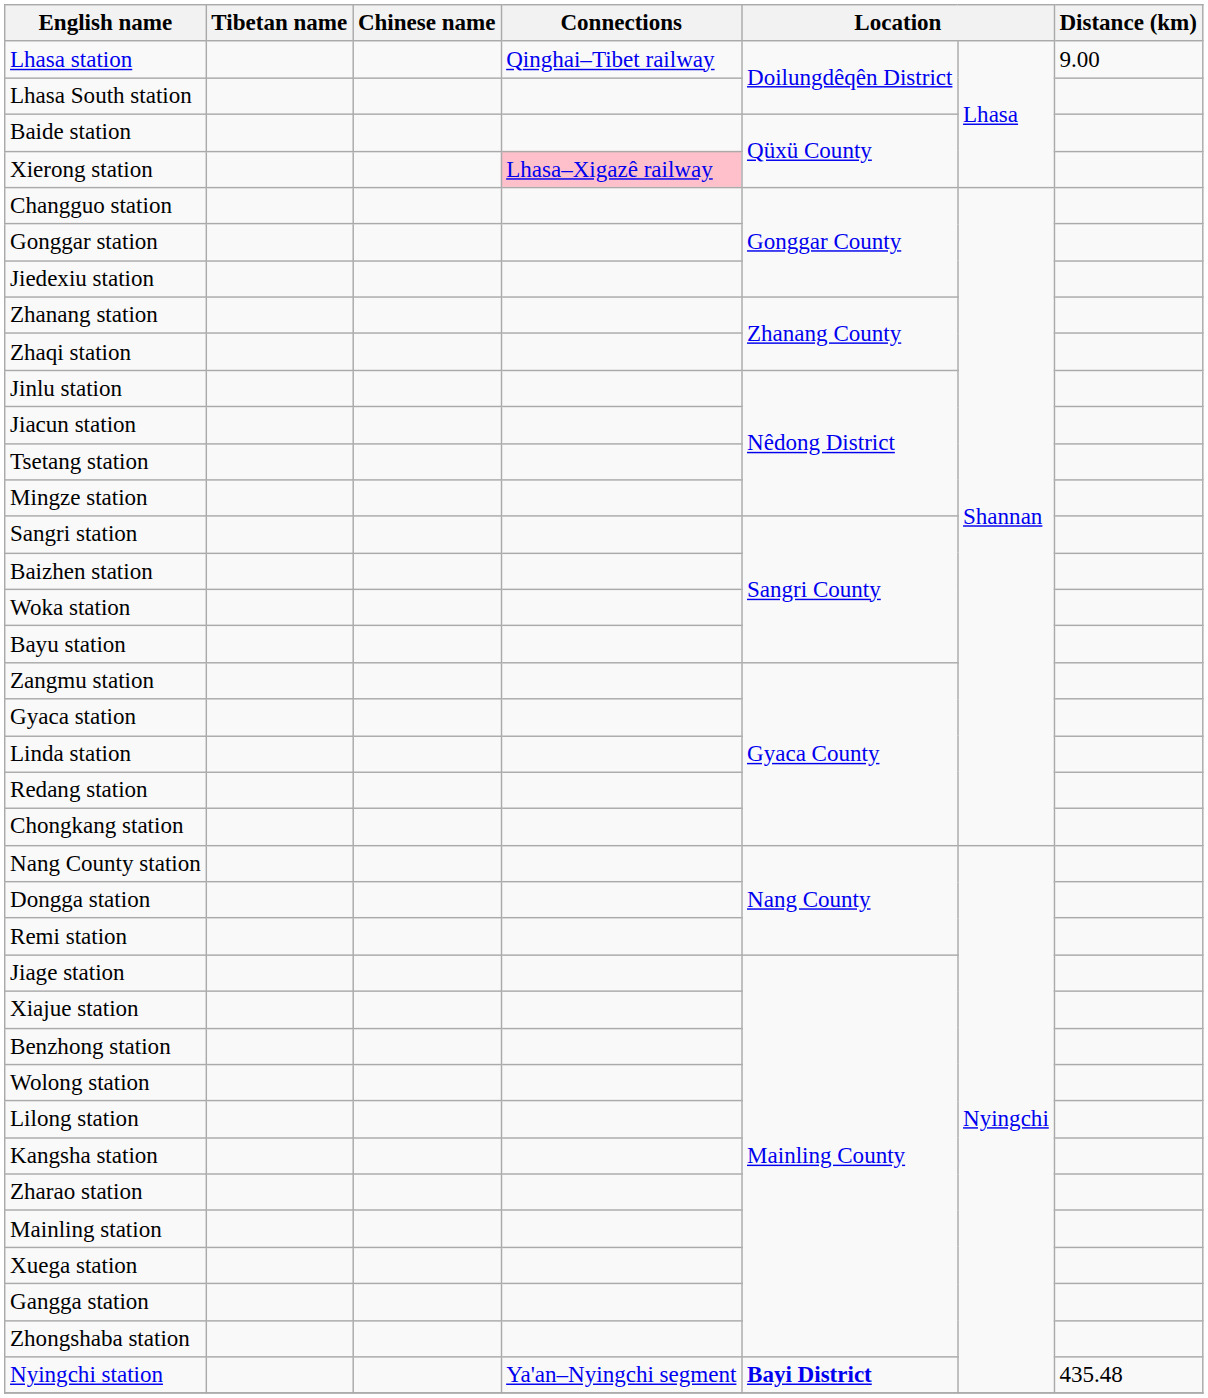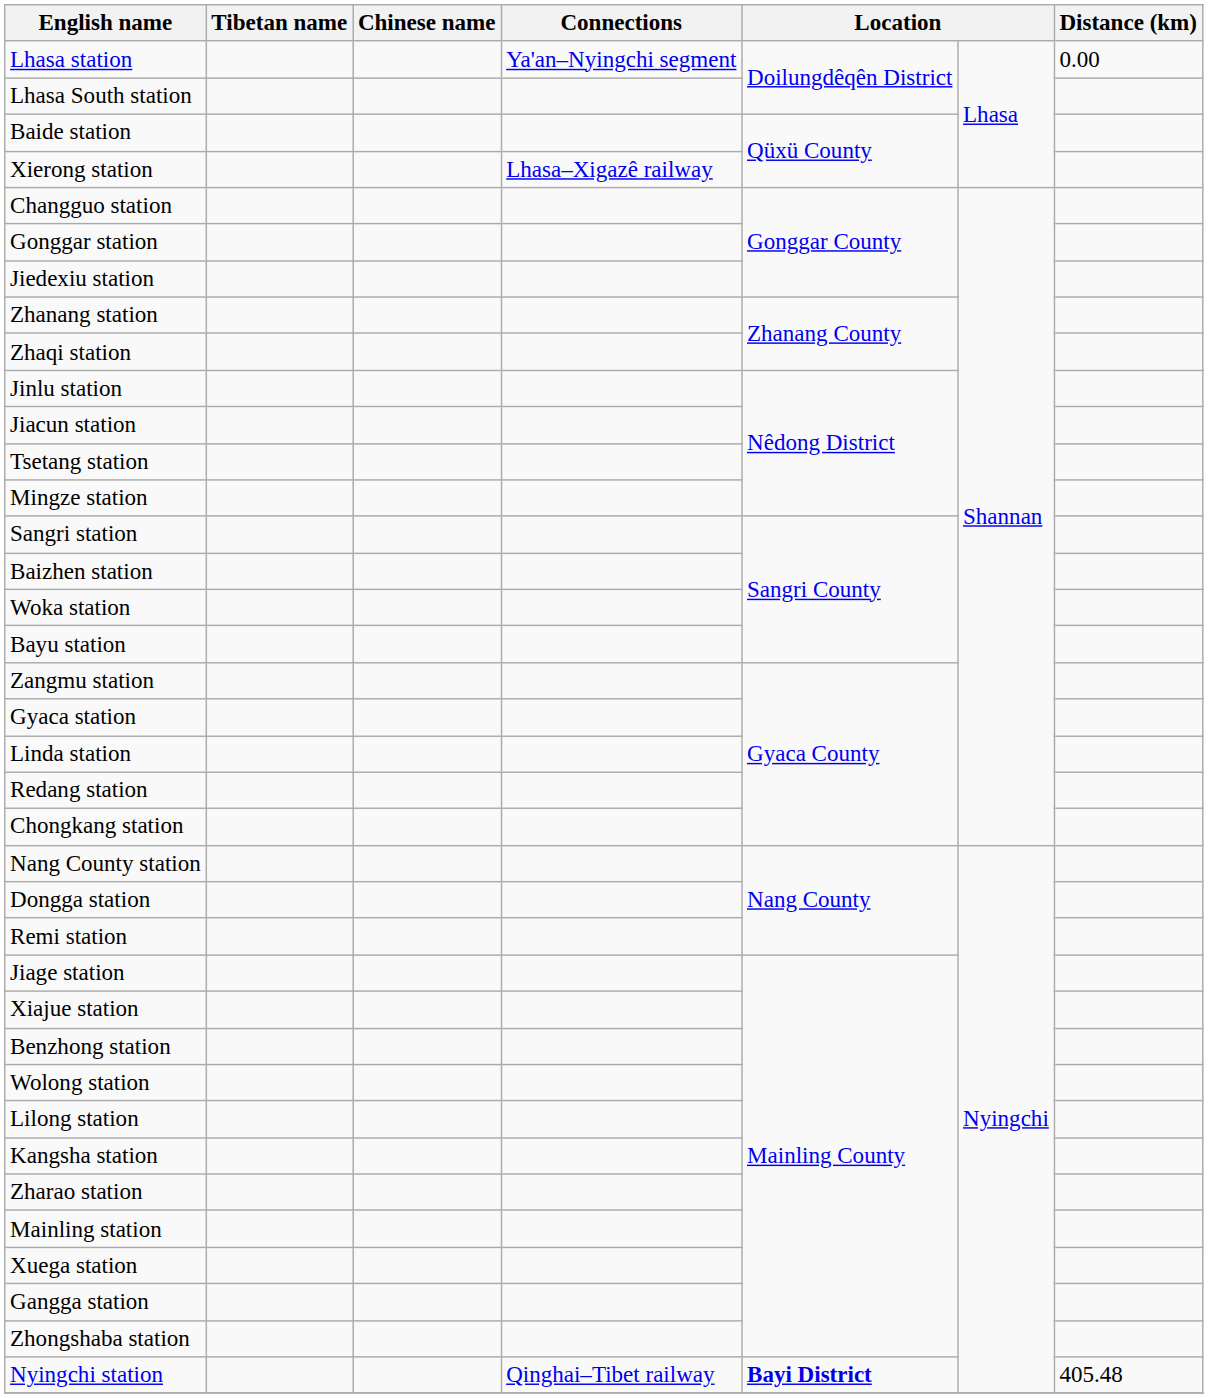(610, 59) Qinghai–Tibet railway -> (621, 59) Ya'an–Nyingchi segment
(1080, 59) 9.00 -> (1080, 59) 0.00
(609, 168) pink background -> (609, 168) no background
(621, 1374) Ya'an–Nyingchi segment -> (610, 1374) Qinghai–Tibet railway
(1091, 1374) 435.48 -> (1091, 1374) 405.48
